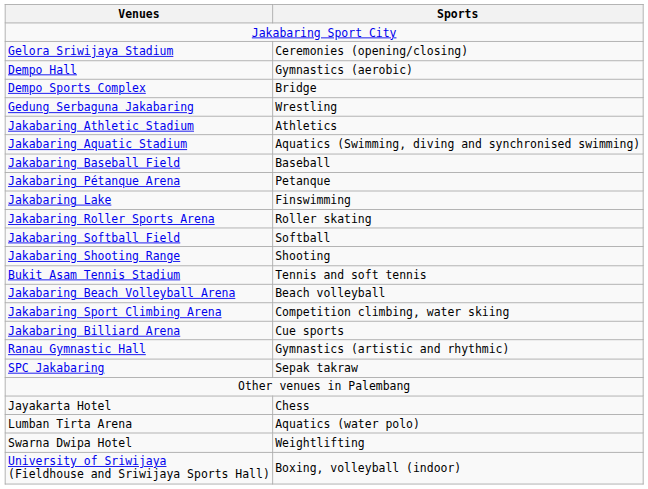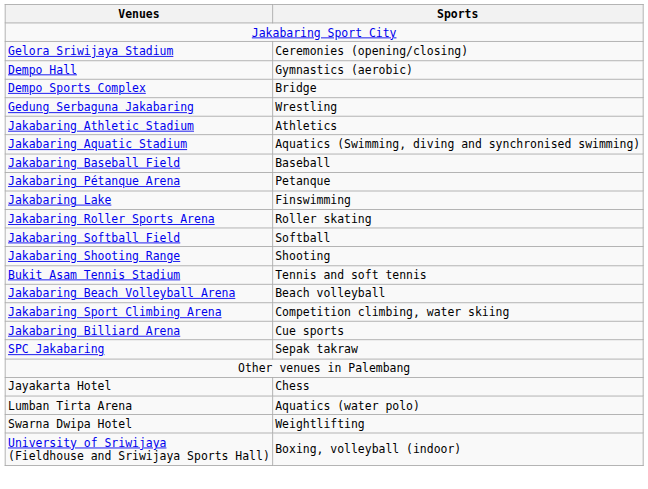- row: (77, 349)
